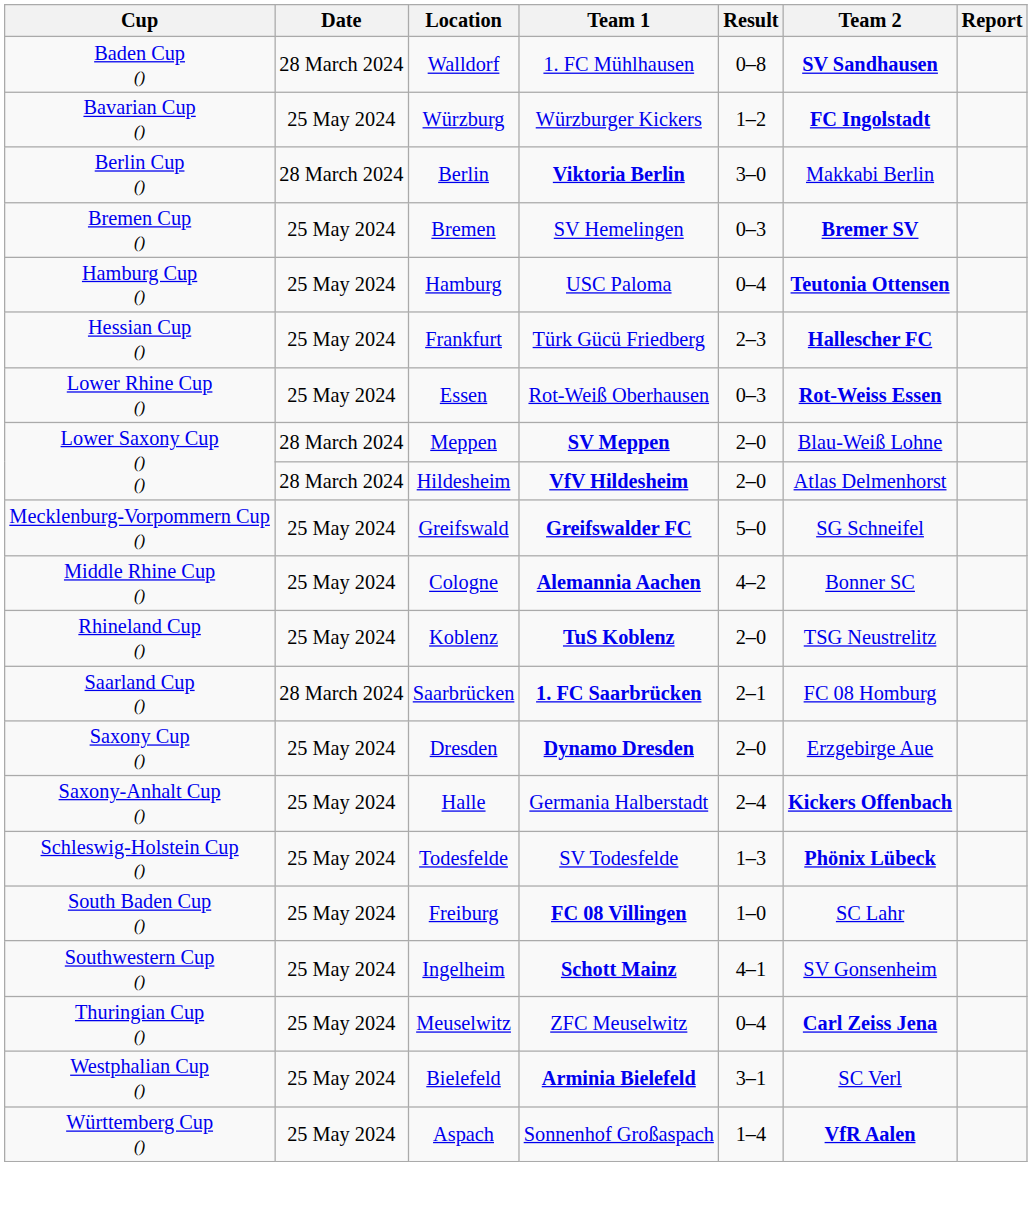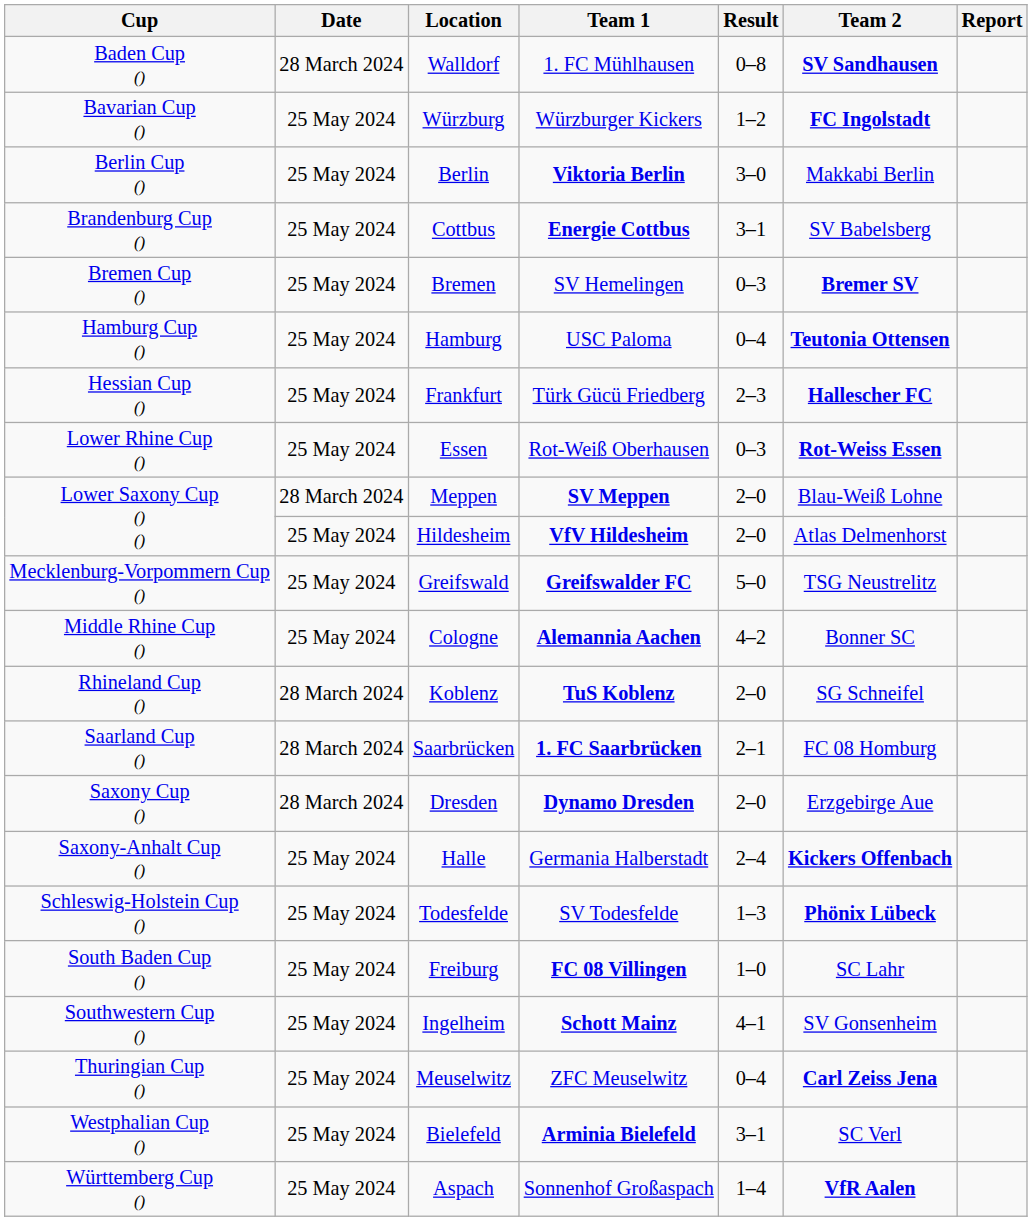(341, 174) 28 March 2024 -> (341, 174) 25 May 2024
+ row: (464, 229)
(341, 480) 28 March 2024 -> (341, 535) 25 May 2024
(870, 527) SG Schneifel -> (870, 582) TSG Neustrelitz
(341, 637) 25 May 2024 -> (341, 693) 28 March 2024
(870, 637) TSG Neustrelitz -> (870, 693) SG Schneifel
(341, 748) 25 May 2024 -> (341, 803) 28 March 2024
